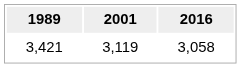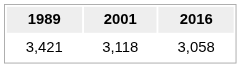(120, 47) 3,119 -> (120, 47) 3,118
